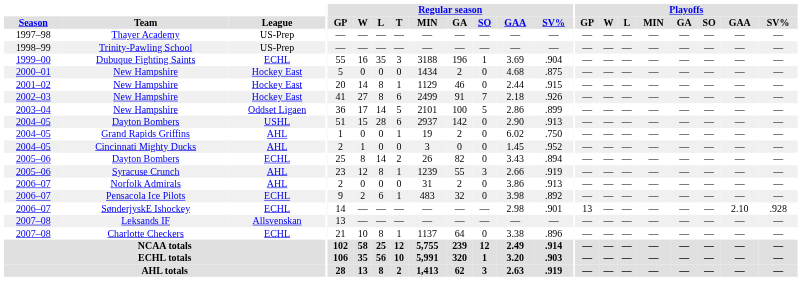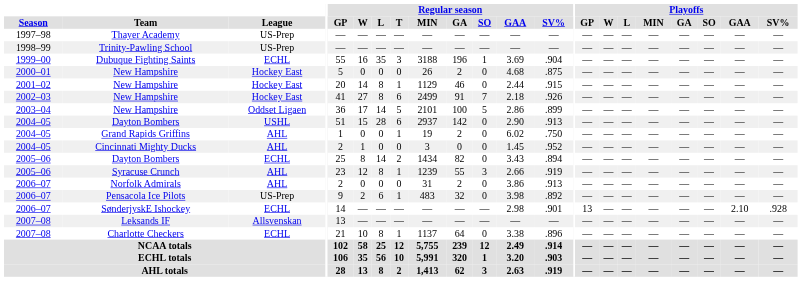(427, 72) 1434 -> (427, 72) 26
(427, 159) 26 -> (427, 159) 1434
(277, 196) ECHL -> (277, 196) US-Prep
